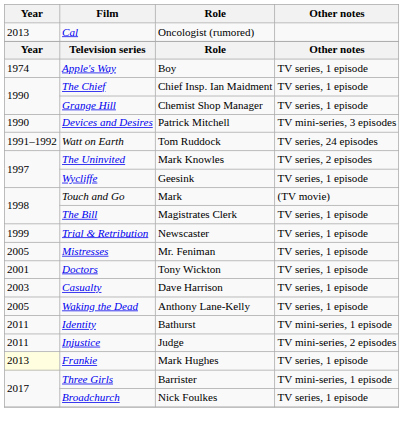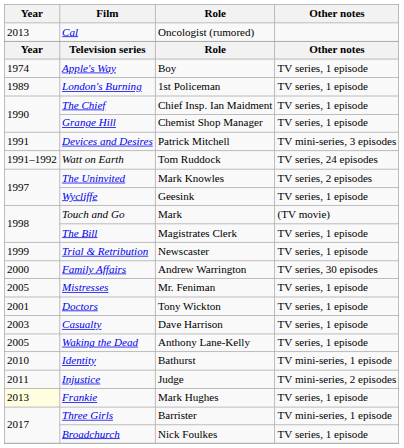+ row: (102, 87)
(18, 123) 1990 -> (18, 142) 1991
+ row: (94, 270)
(18, 324) 2011 -> (18, 361) 2010
